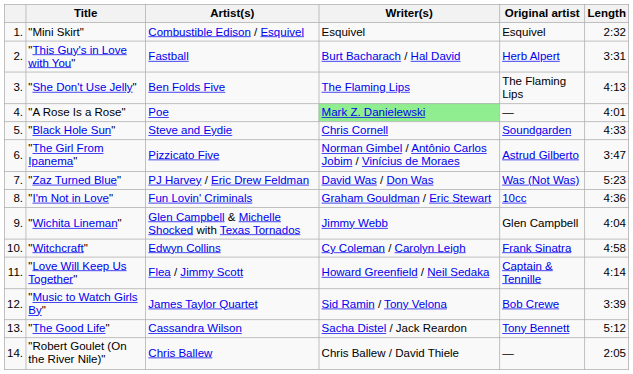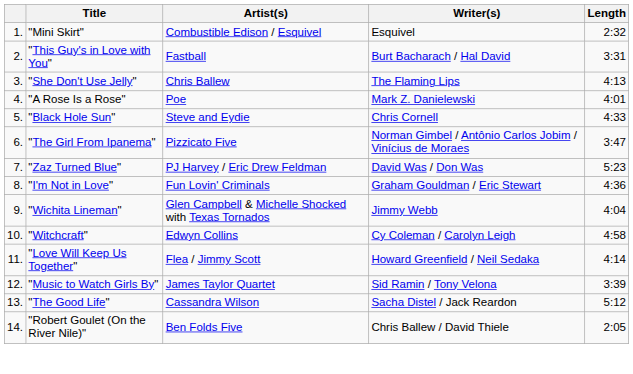- column: (542, 13)
(187, 87) Ben Folds Five -> (198, 81) Chris Ballew
(373, 112) lightgreen background -> (423, 99) no background
(180, 353) Chris Ballew -> (204, 327) Ben Folds Five
